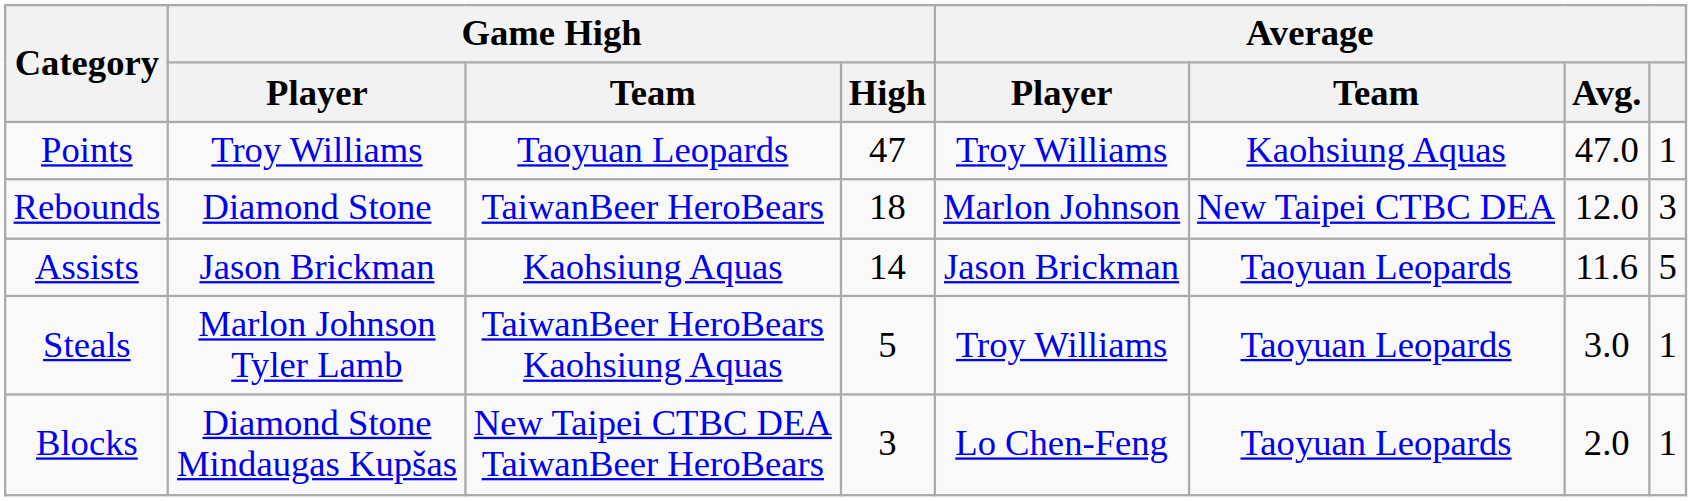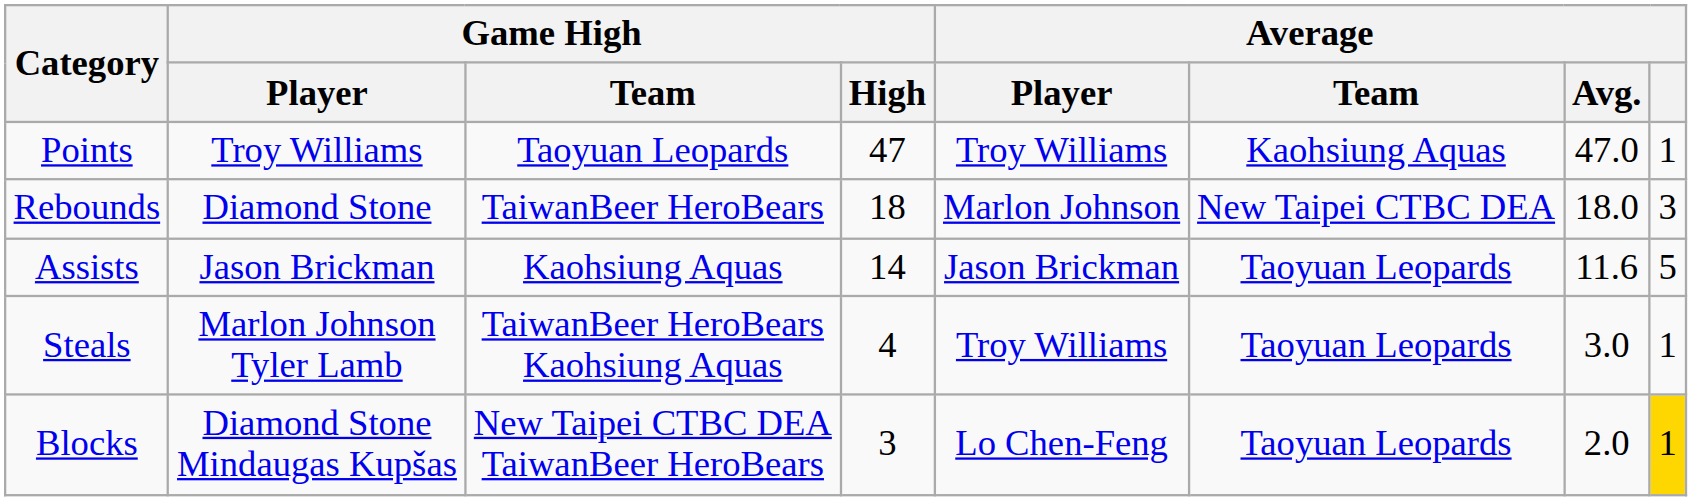(1607, 207) 12.0 -> (1607, 207) 18.0
(887, 344) 5 -> (887, 344) 4
(1668, 444) no background -> (1668, 444) gold background
